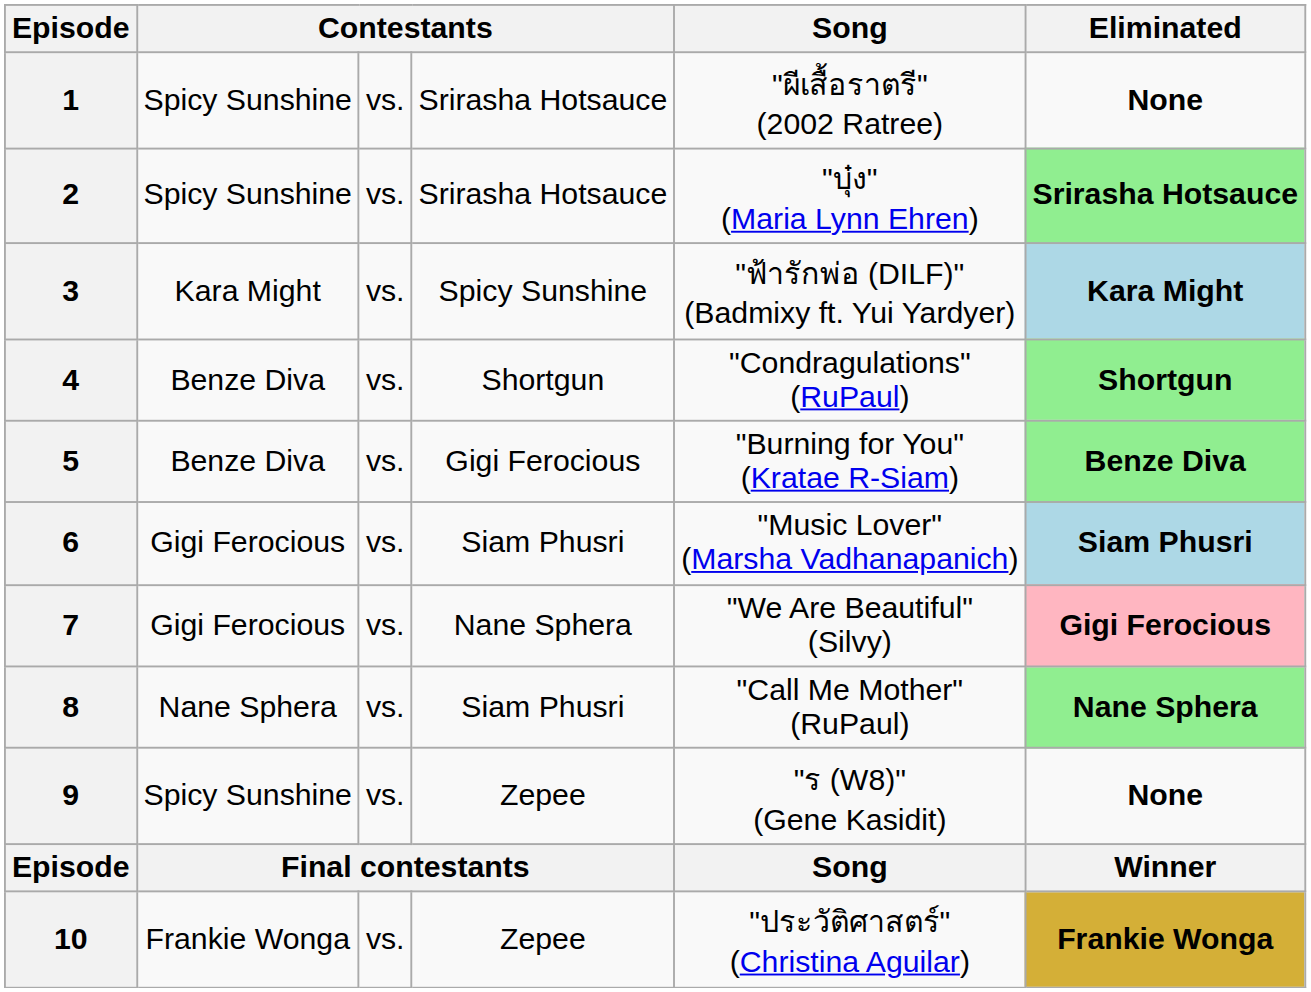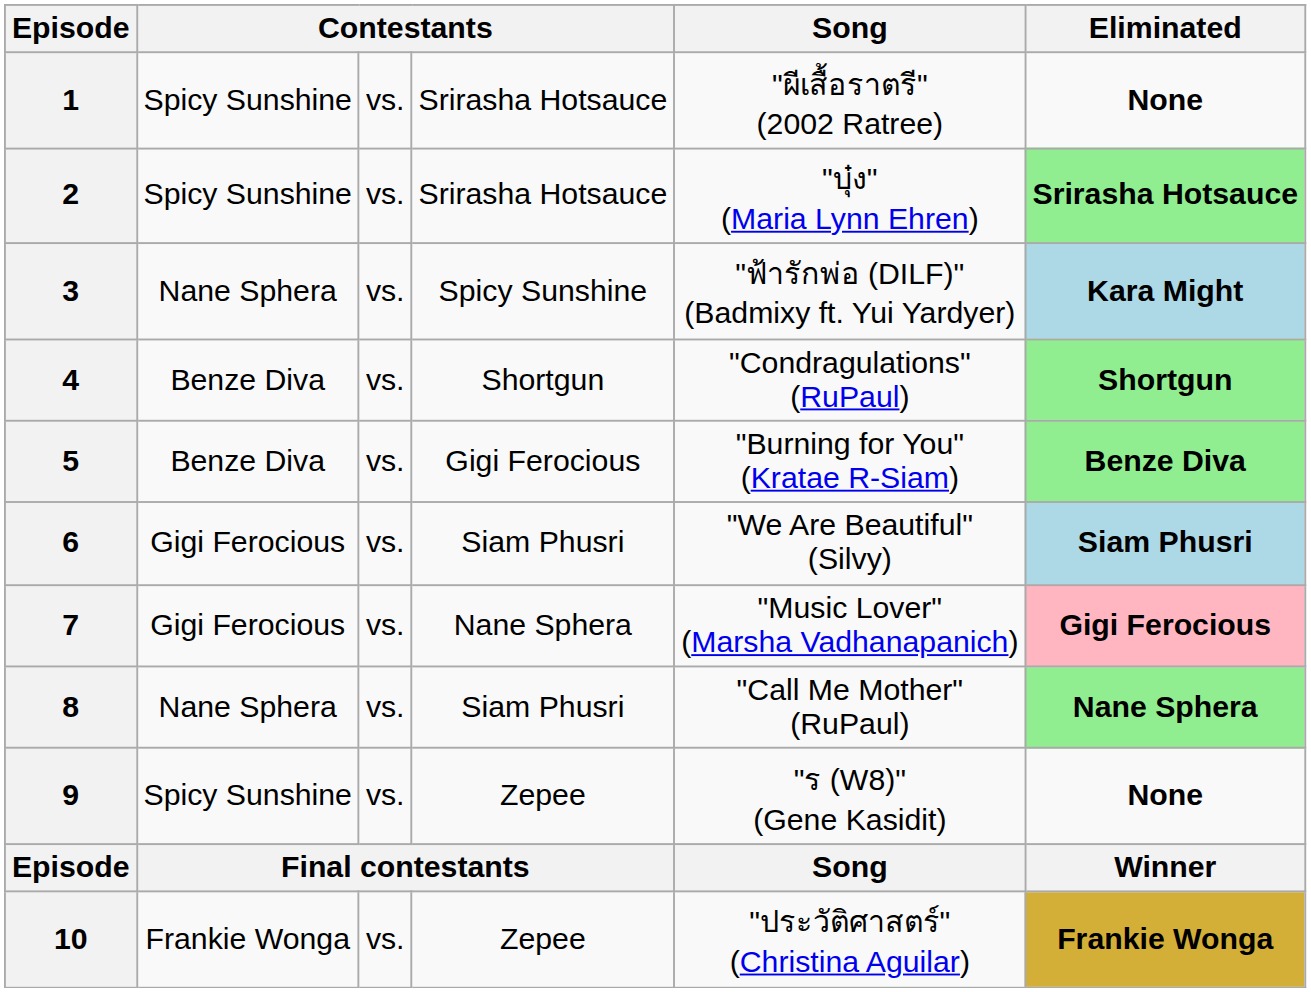(248, 290) Kara Might -> (248, 290) Nane Sphera
(850, 543) "Music Lover" (Marsha Vadhanapanich) -> (850, 543) "We Are Beautiful" (Silvy)
(850, 625) "We Are Beautiful" (Silvy) -> (850, 625) "Music Lover" (Marsha Vadhanapanich)
